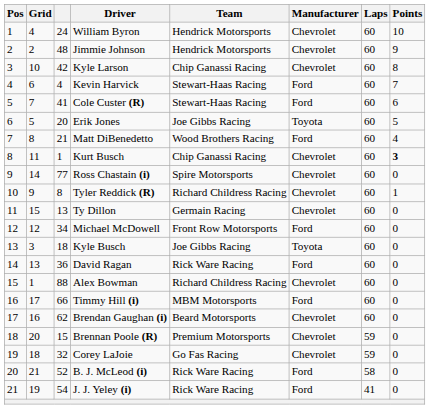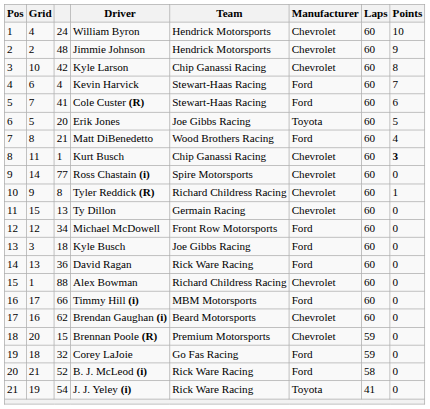(307, 246) Toyota -> (302, 246) Ford
(314, 353) Chevrolet -> (302, 353) Ford
(302, 389) Ford -> (307, 389) Toyota
